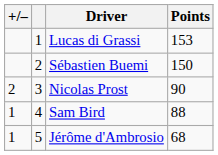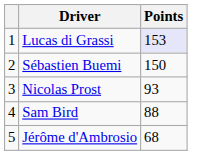- column: (18, 16)
(182, 40) no background -> (155, 40) lavender background
(178, 88) 90 -> (151, 88) 93
